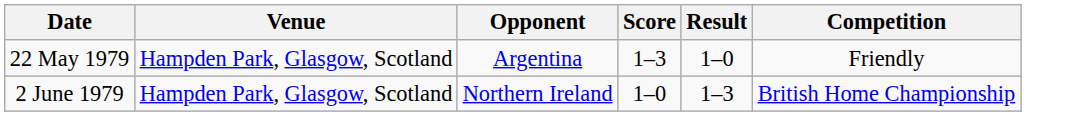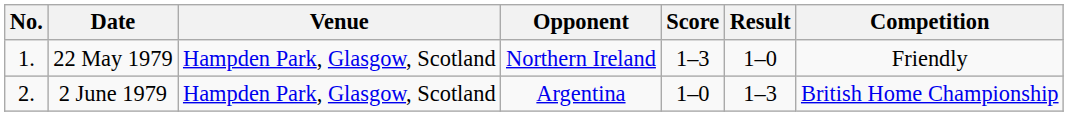+ column: (26, 22)
(538, 57) Argentina -> (581, 57) Northern Ireland
(538, 93) Northern Ireland -> (581, 93) Argentina
